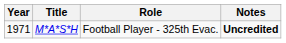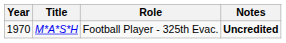(19, 29) 1971 -> (19, 29) 1970
